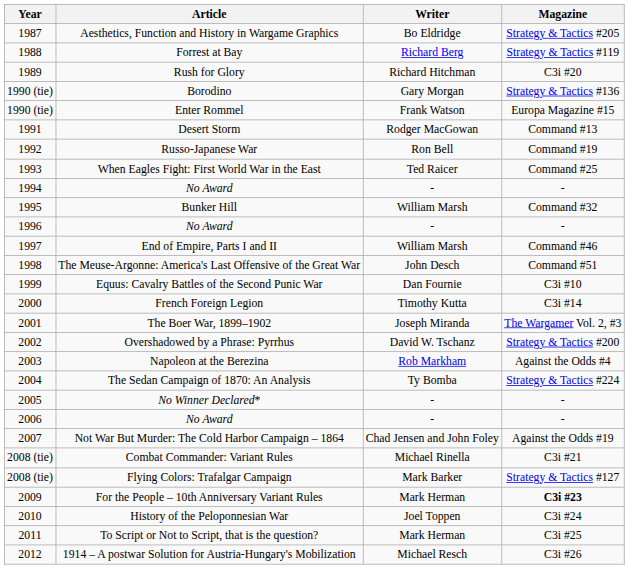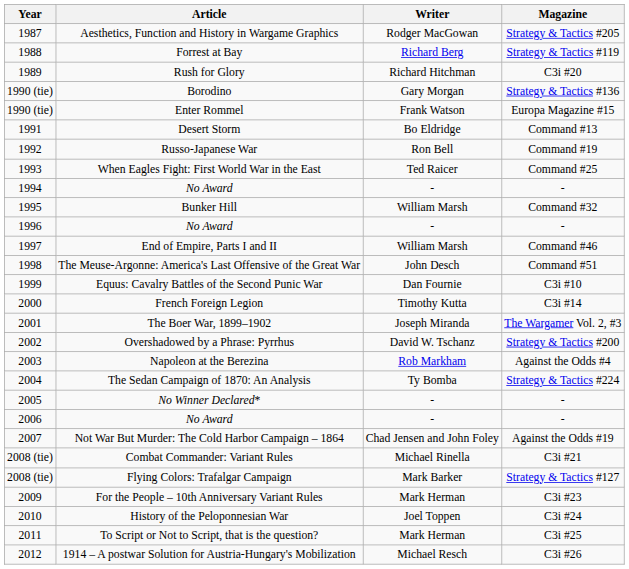(432, 33) Bo Eldridge -> (432, 33) Rodger MacGowan
(432, 130) Rodger MacGowan -> (432, 130) Bo Eldridge
(563, 496) bold -> (563, 496) normal
